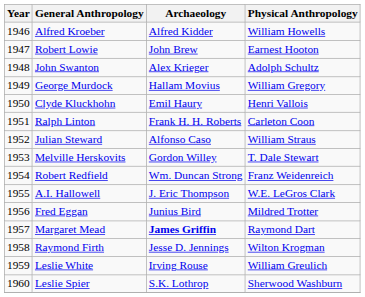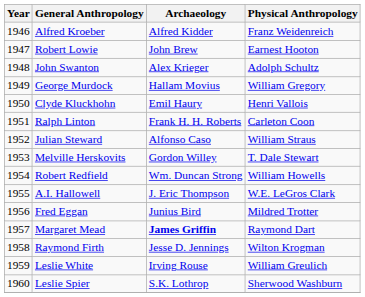(287, 31) William Howells -> (291, 31) Franz Weidenreich
(291, 175) Franz Weidenreich -> (287, 175) William Howells
